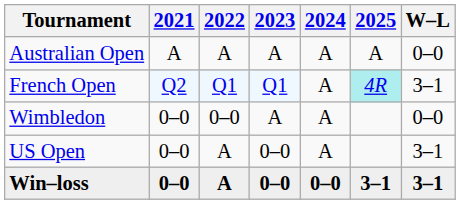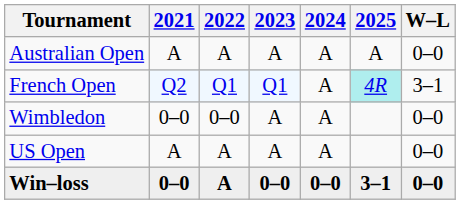(174, 150) 0–0 -> (174, 150) A
(275, 150) 0–0 -> (275, 150) A
(428, 150) 3–1 -> (428, 150) 0–0
(428, 183) 3–1 -> (428, 183) 0–0
